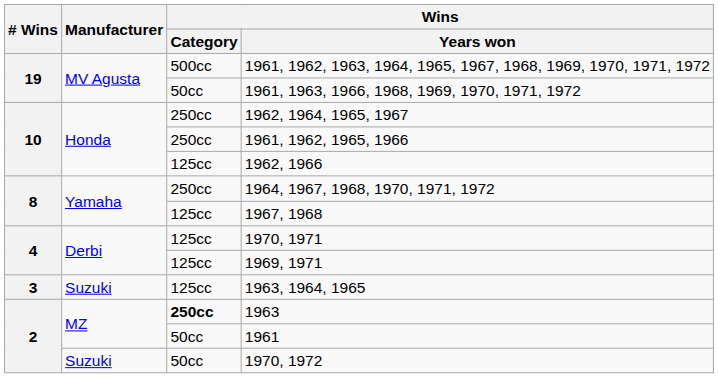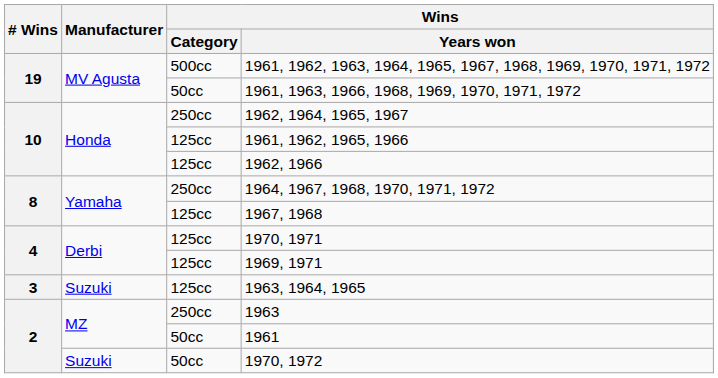(191, 140) 250cc -> (191, 140) 125cc
(192, 311) bold -> (191, 311) normal
